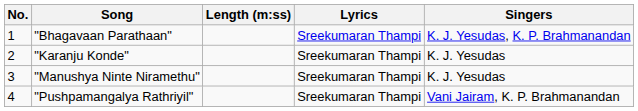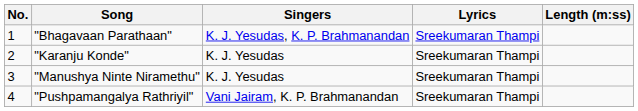columns swapped: (529, 15) <-> (248, 15)
